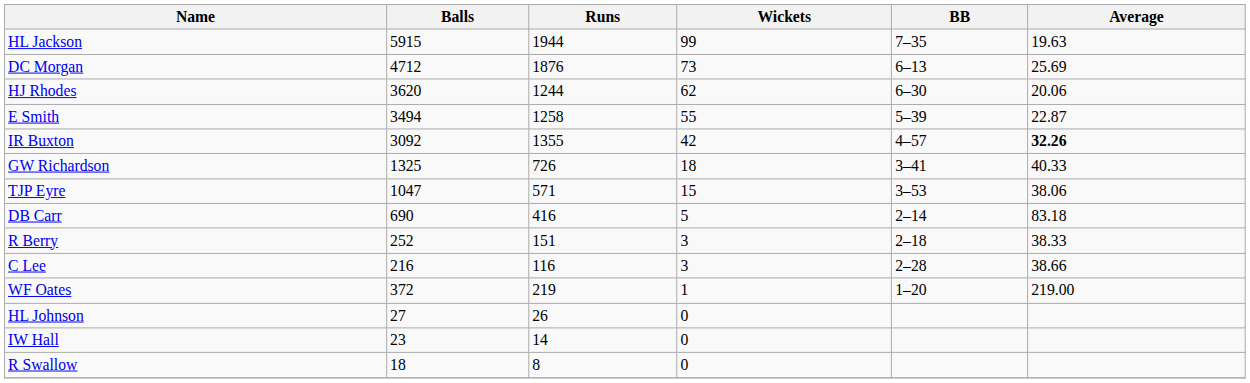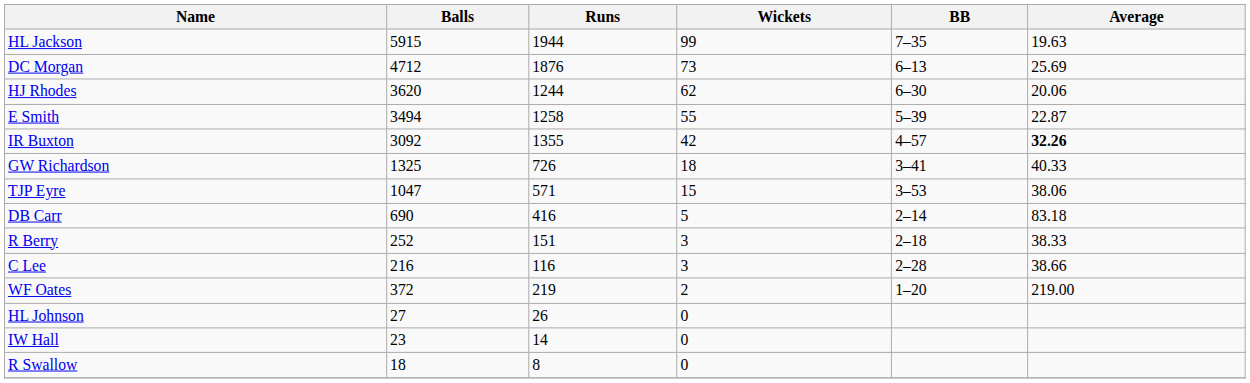(684, 290) 1 -> (684, 290) 2
